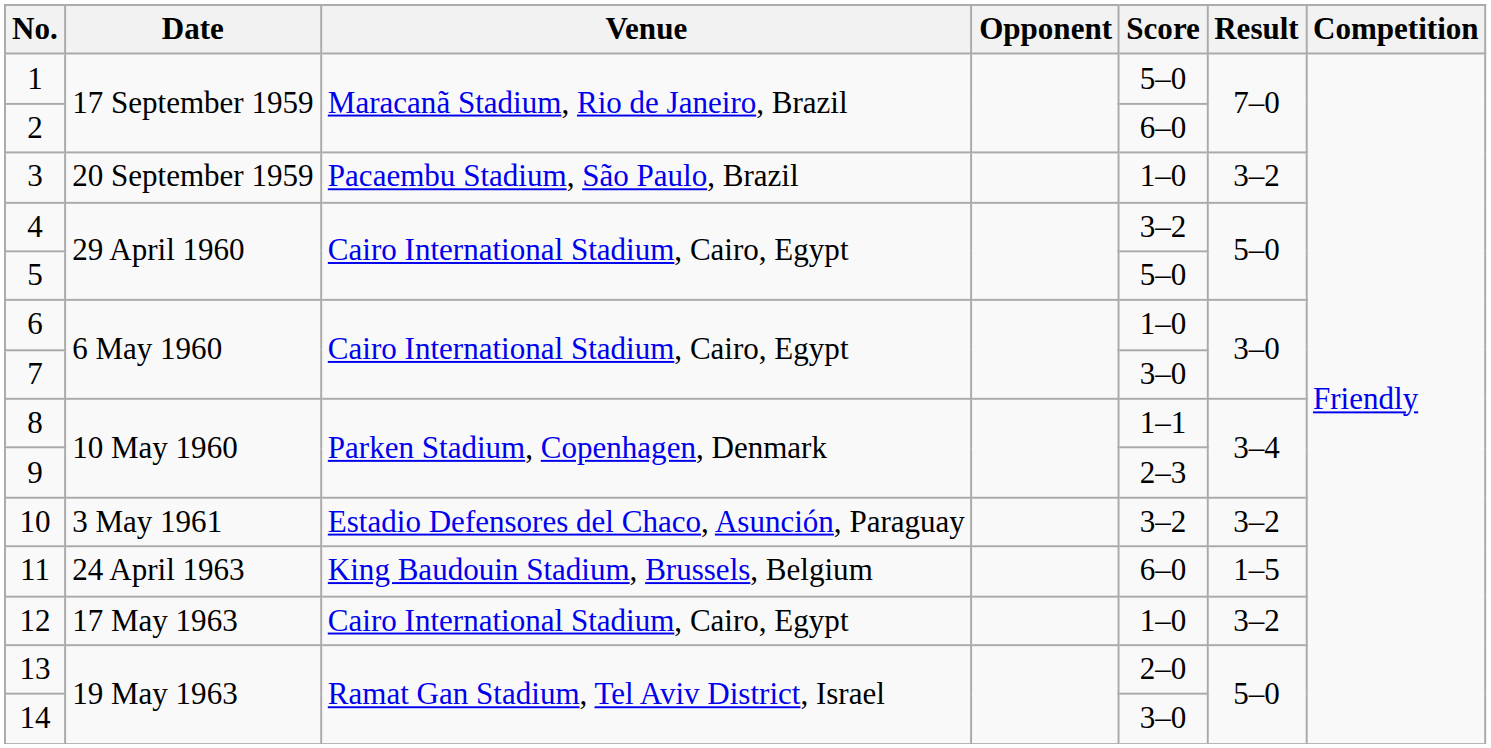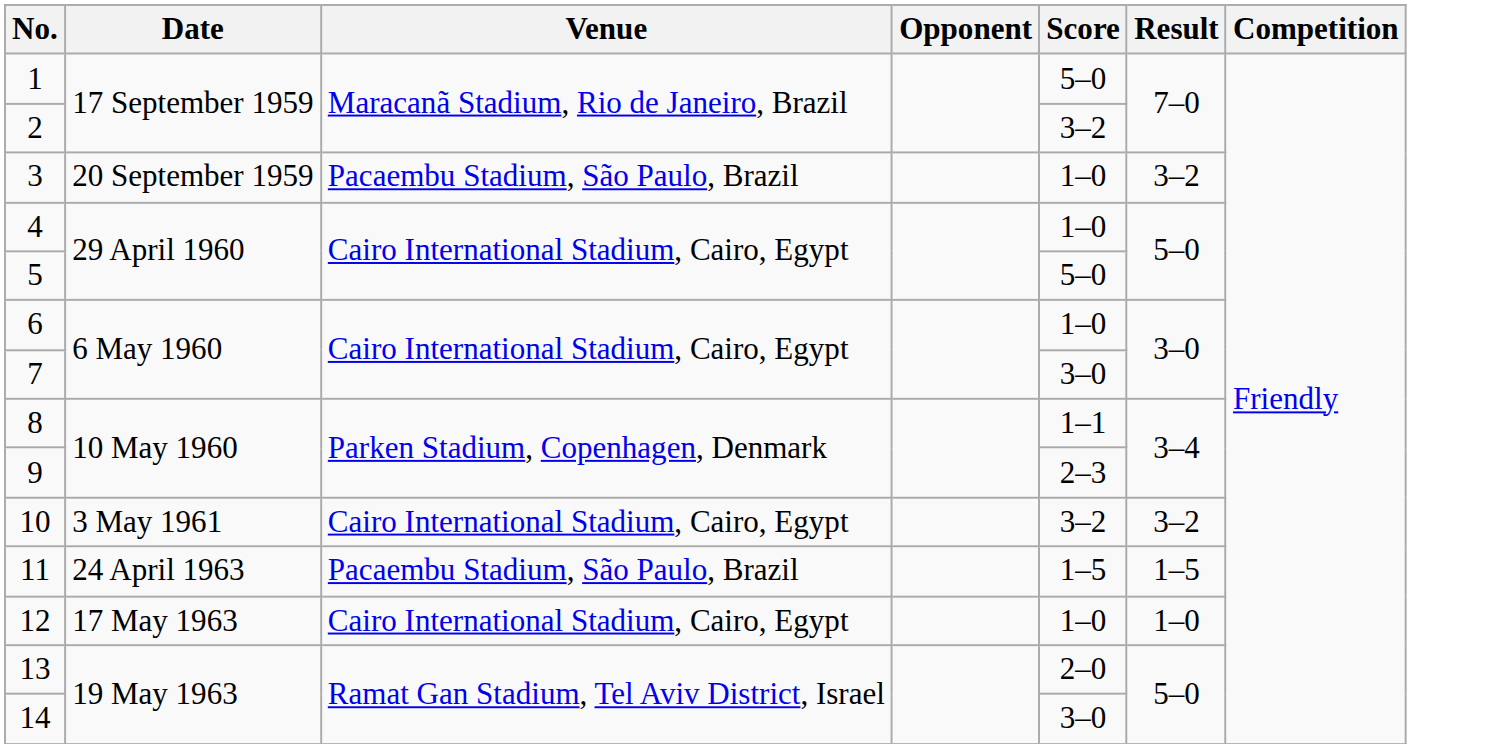(1163, 127) 6–0 -> (1083, 127) 3–2
(1163, 226) 3–2 -> (1083, 226) 1–0
(646, 521) Estadio Defensores del Chaco, Asunción, Paraguay -> (588, 521) Cairo International Stadium, Cairo, Egypt
(600, 570) King Baudouin Stadium, Brussels, Belgium -> (563, 570) Pacaembu Stadium, São Paulo, Brazil
(1163, 570) 6–0 -> (1083, 570) 1–5
(1256, 619) 3–2 -> (1176, 619) 1–0
